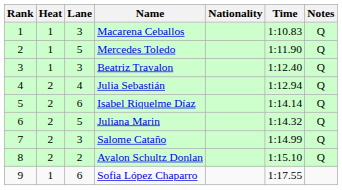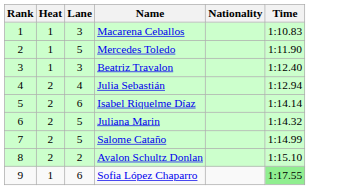- column: (321, 13)
(80, 139) 3 -> (80, 139) 5
(285, 175) no background -> (285, 175) lightgreen background
